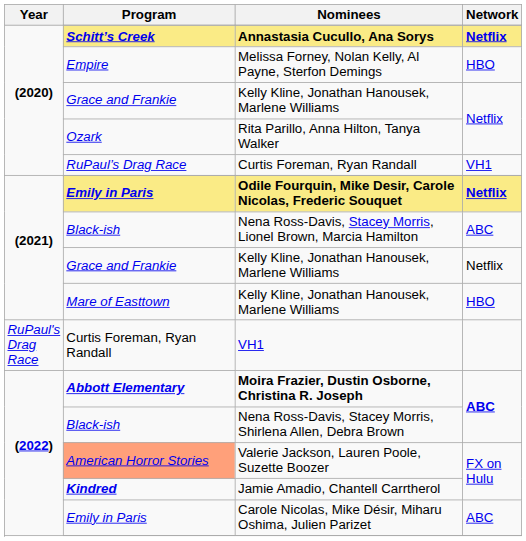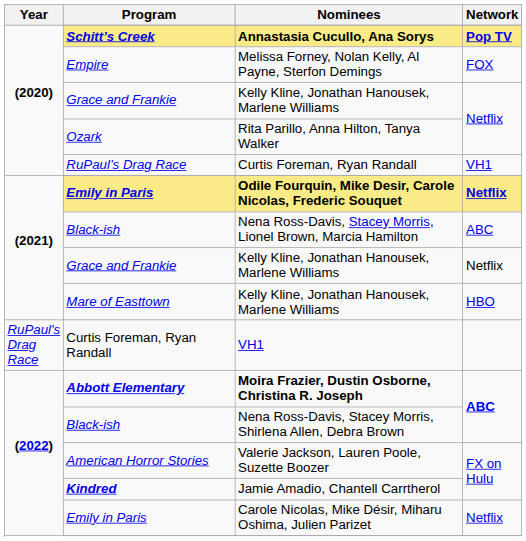(486, 36) Netflix -> (489, 36) Pop TV
(480, 64) HBO -> (480, 64) FOX
(138, 460) lightsalmon background -> (138, 460) no background
(480, 517) ABC -> (484, 517) Netflix
